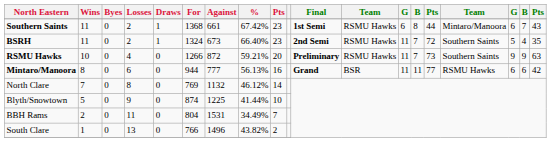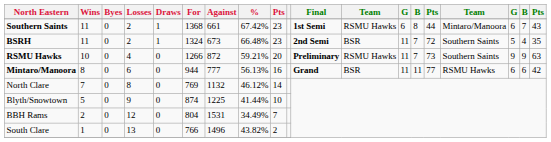(255, 41) 66.40% -> (255, 41) 66.48%
(370, 41) RSMU Hawks -> (352, 41) BSR
(131, 115) 11 -> (131, 115) 12
